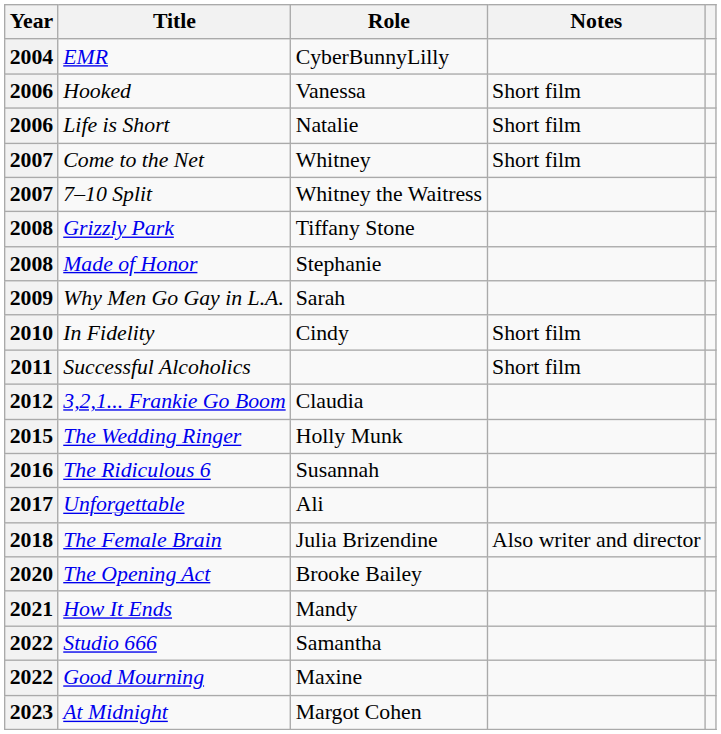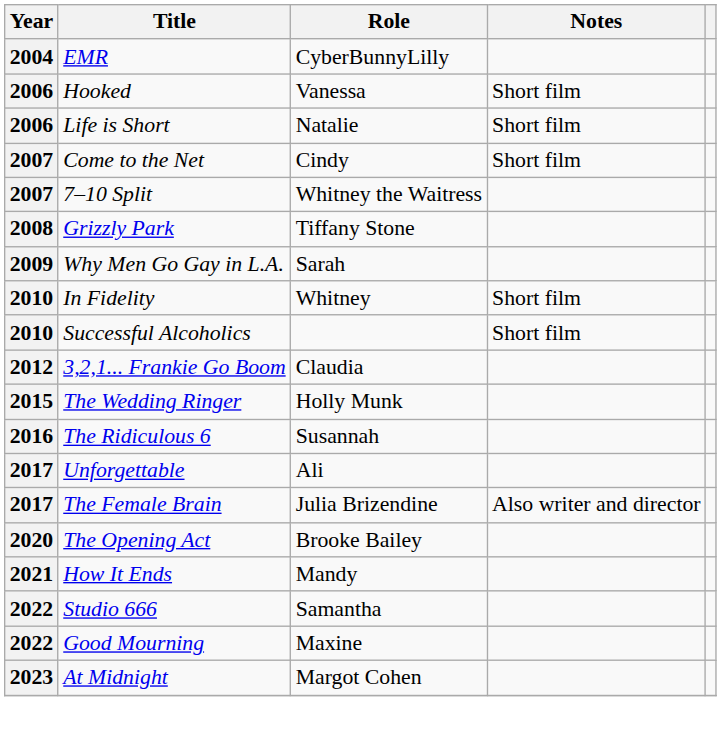(333, 159) Whitney -> (322, 159) Cindy
- row: (130, 263)
(322, 332) Cindy -> (333, 297) Whitney
(31, 366) 2011 -> (31, 332) 2010
(31, 539) 2018 -> (31, 504) 2017
